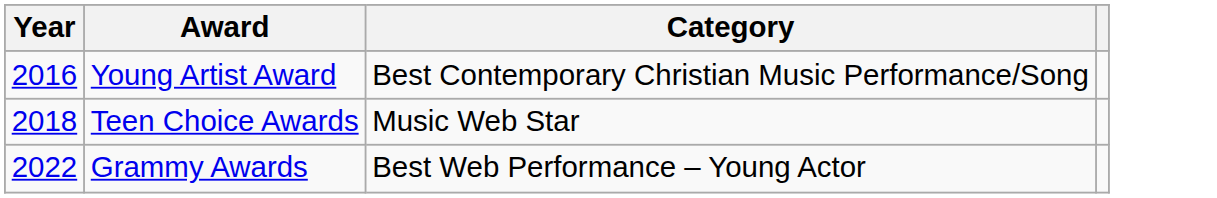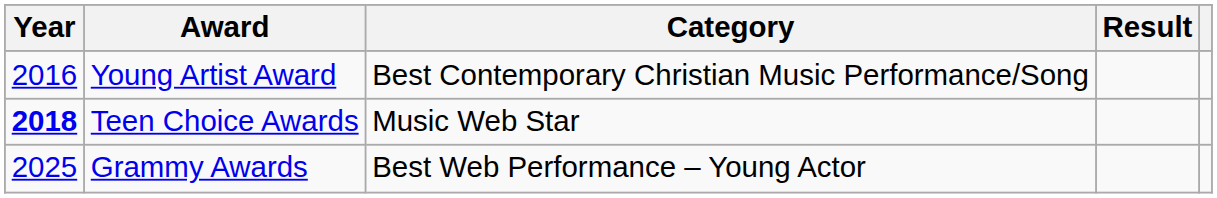+ column: (1147, 27)
(44, 121) normal -> (44, 121) bold
(44, 167) 2022 -> (44, 167) 2025
